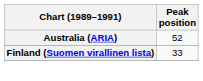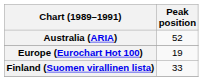+ row: (80, 53)
